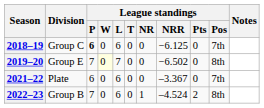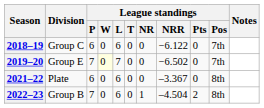(92, 45) bold -> (92, 45) normal
(173, 45) −6.125 -> (173, 45) −6.122
(218, 62) 8th -> (218, 62) 7th
(218, 78) 7th -> (218, 78) 8th
(173, 95) –4.524 -> (173, 95) –4.504
